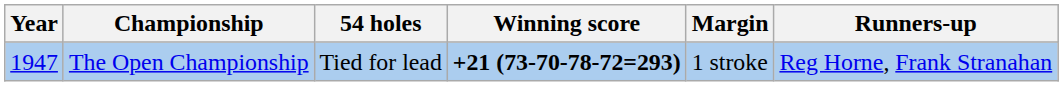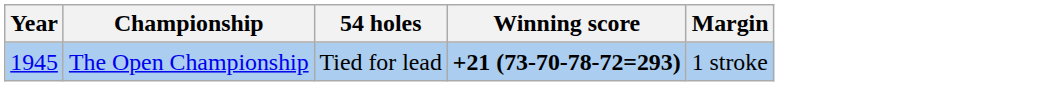- column: (916, 23)
(34, 61) 1947 -> (34, 61) 1945
